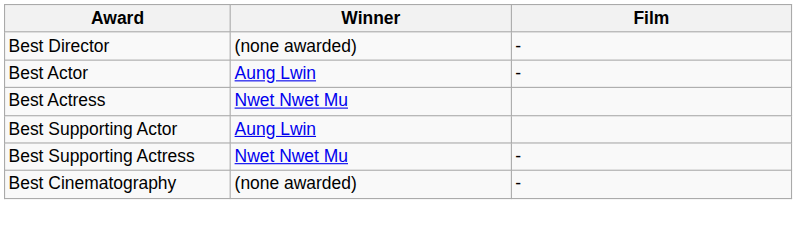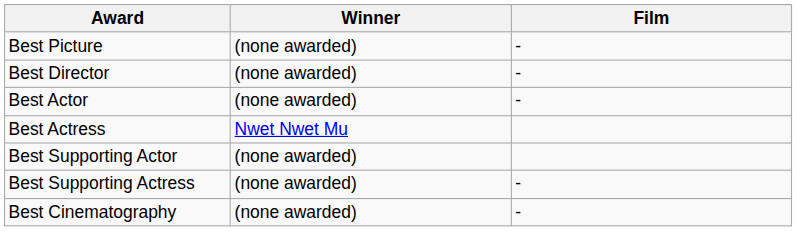+ row: (56, 45)
(275, 73) Aung Lwin -> (296, 101) (none awarded)
(275, 128) Aung Lwin -> (296, 156) (none awarded)
(291, 156) Nwet Nwet Mu -> (296, 184) (none awarded)
